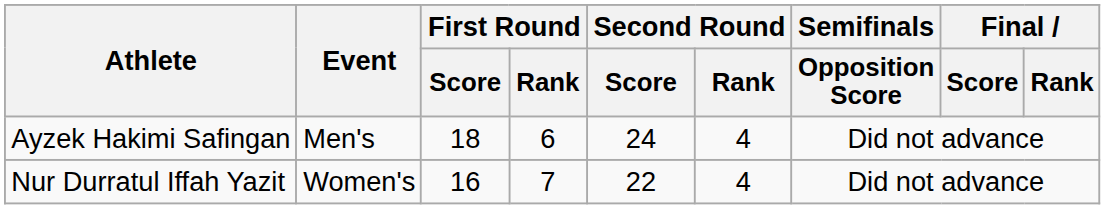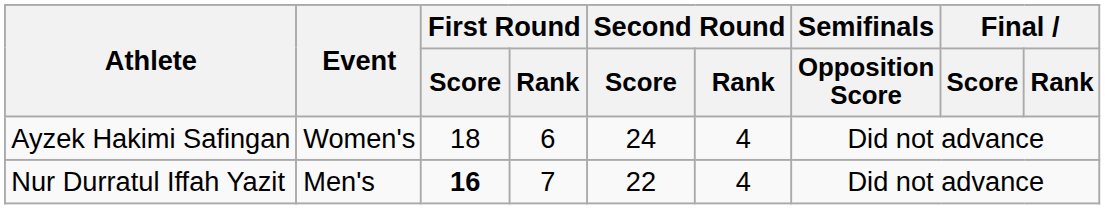(339, 139) Men's -> (359, 139) Women's
(359, 182) Women's -> (339, 182) Men's
(465, 182) normal -> (465, 182) bold
